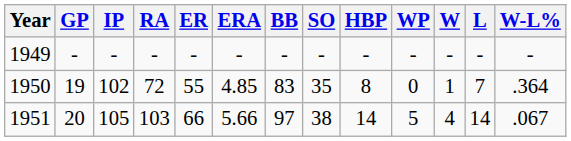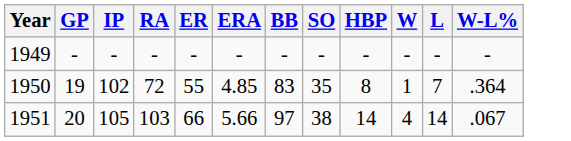- column: (413, 20)
